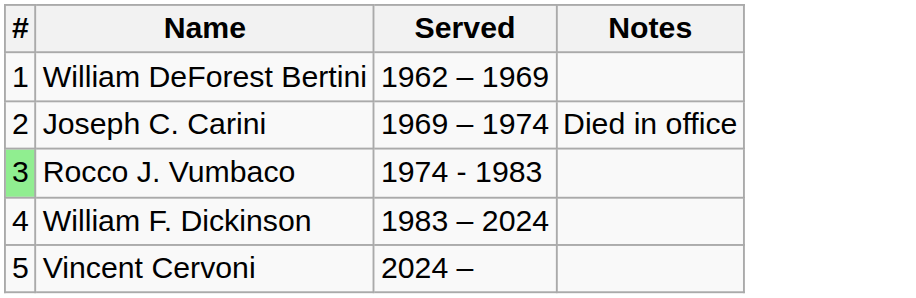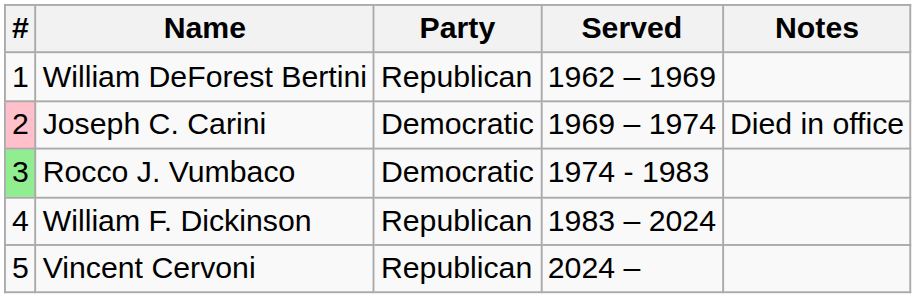+ column: (457, 28)
(20, 124) no background -> (20, 124) pink background
